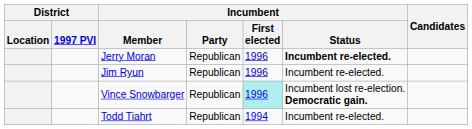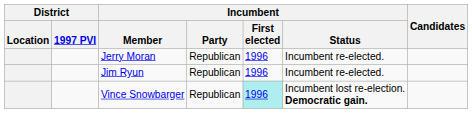(338, 56) bold -> (335, 56) normal
- row: (126, 116)
